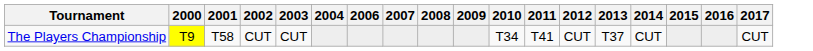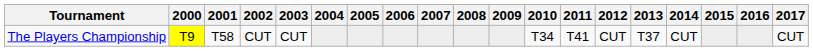+ column: (365, 15)
